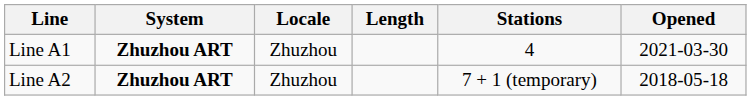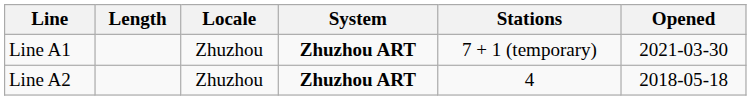columns swapped: (175, 19) <-> (395, 19)
(529, 49) 4 -> (529, 49) 7 + 1 (temporary)
(529, 79) 7 + 1 (temporary) -> (529, 79) 4
